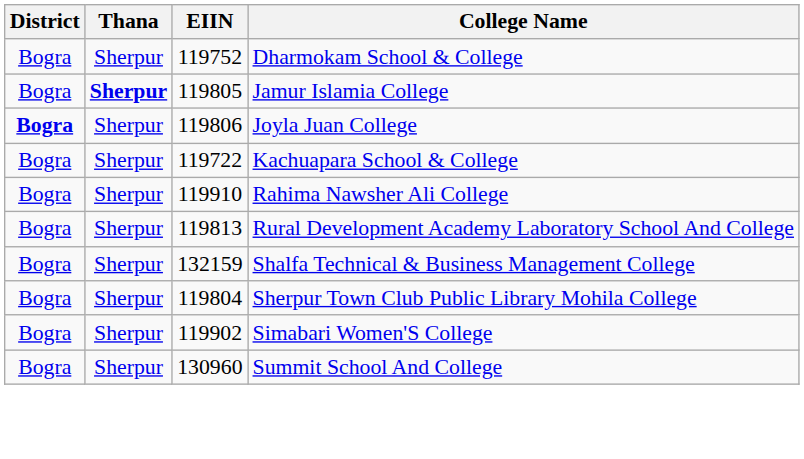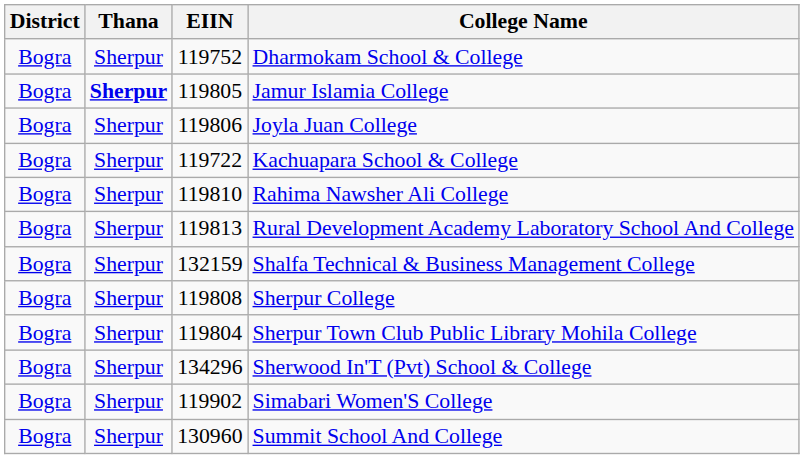(45, 125) bold -> (45, 125) normal
(210, 194) 119910 -> (210, 194) 119810
+ row: (324, 297)
+ row: (422, 366)
